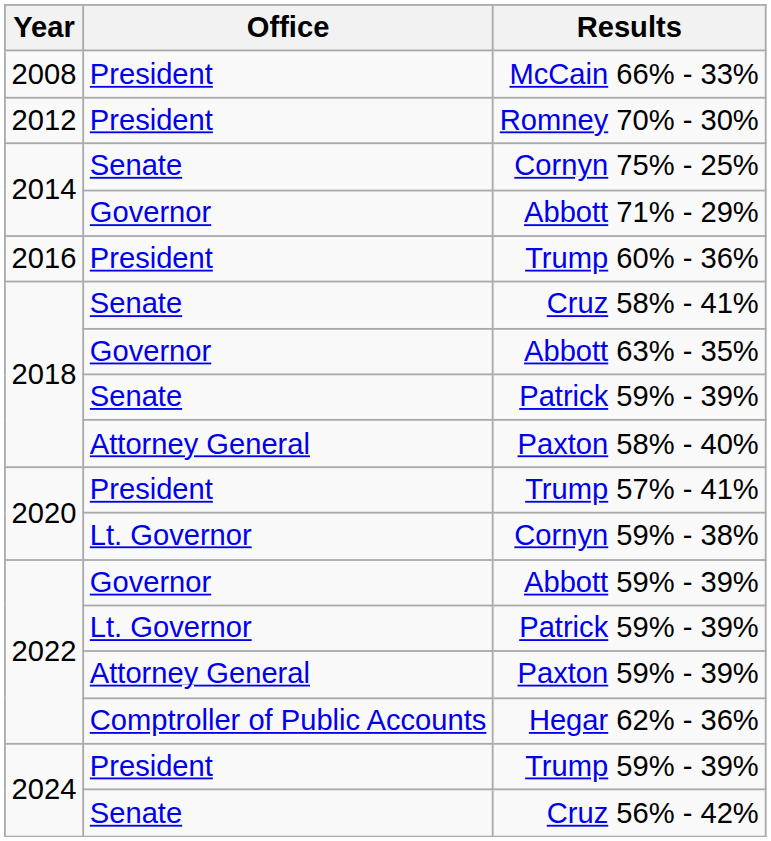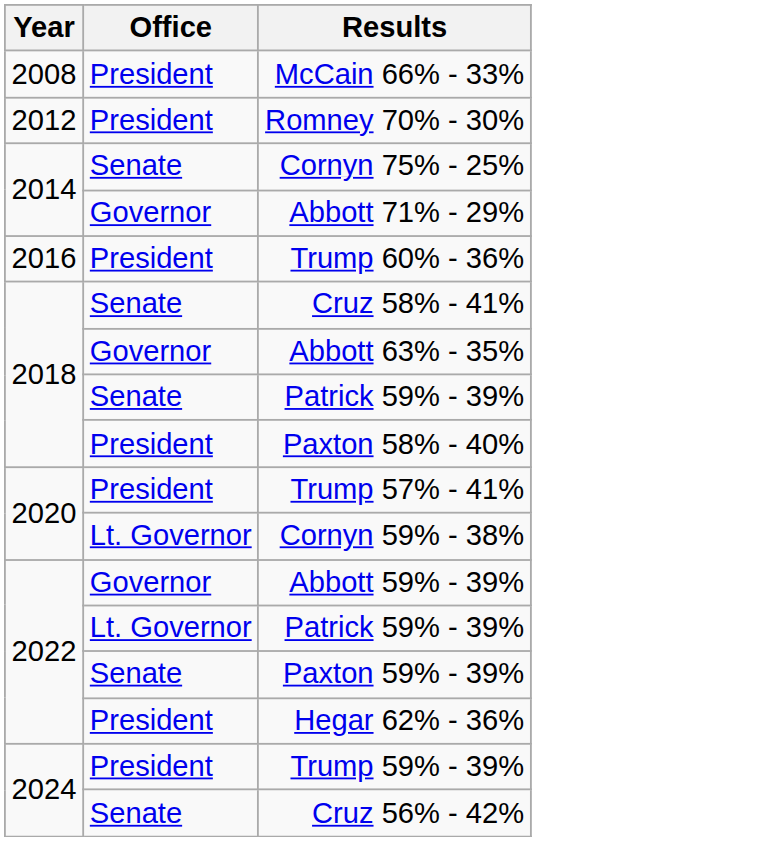(200, 443) Attorney General -> (151, 443) President
(200, 674) Attorney General -> (136, 674) Senate
(288, 720) Comptroller of Public Accounts -> (151, 720) President
